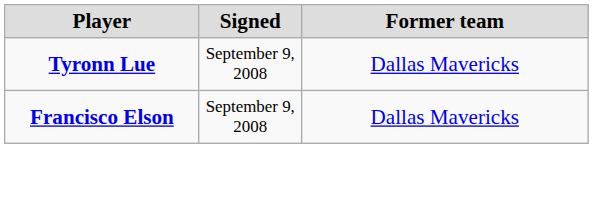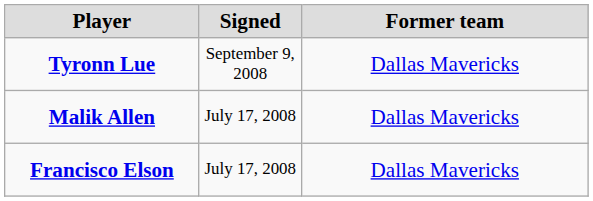+ row: (102, 117)
(250, 117) September 9, 2008 -> (250, 169) July 17, 2008
